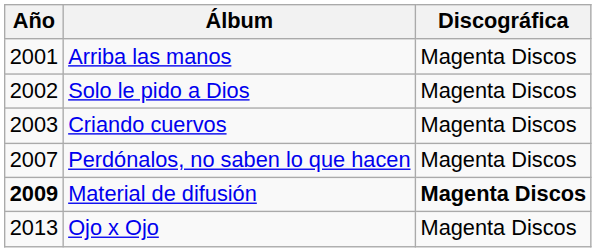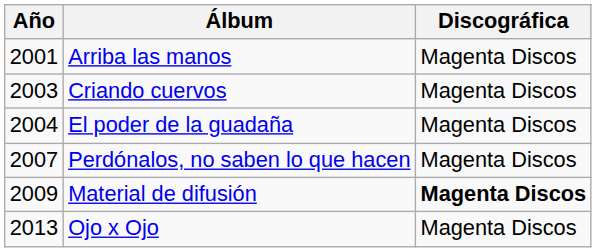- row: (159, 90)
+ row: (181, 125)
(34, 194) bold -> (34, 194) normal
